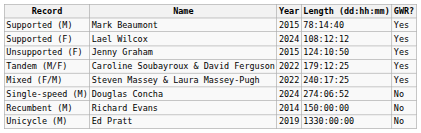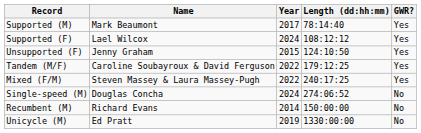(289, 25) 2015 -> (289, 25) 2017
